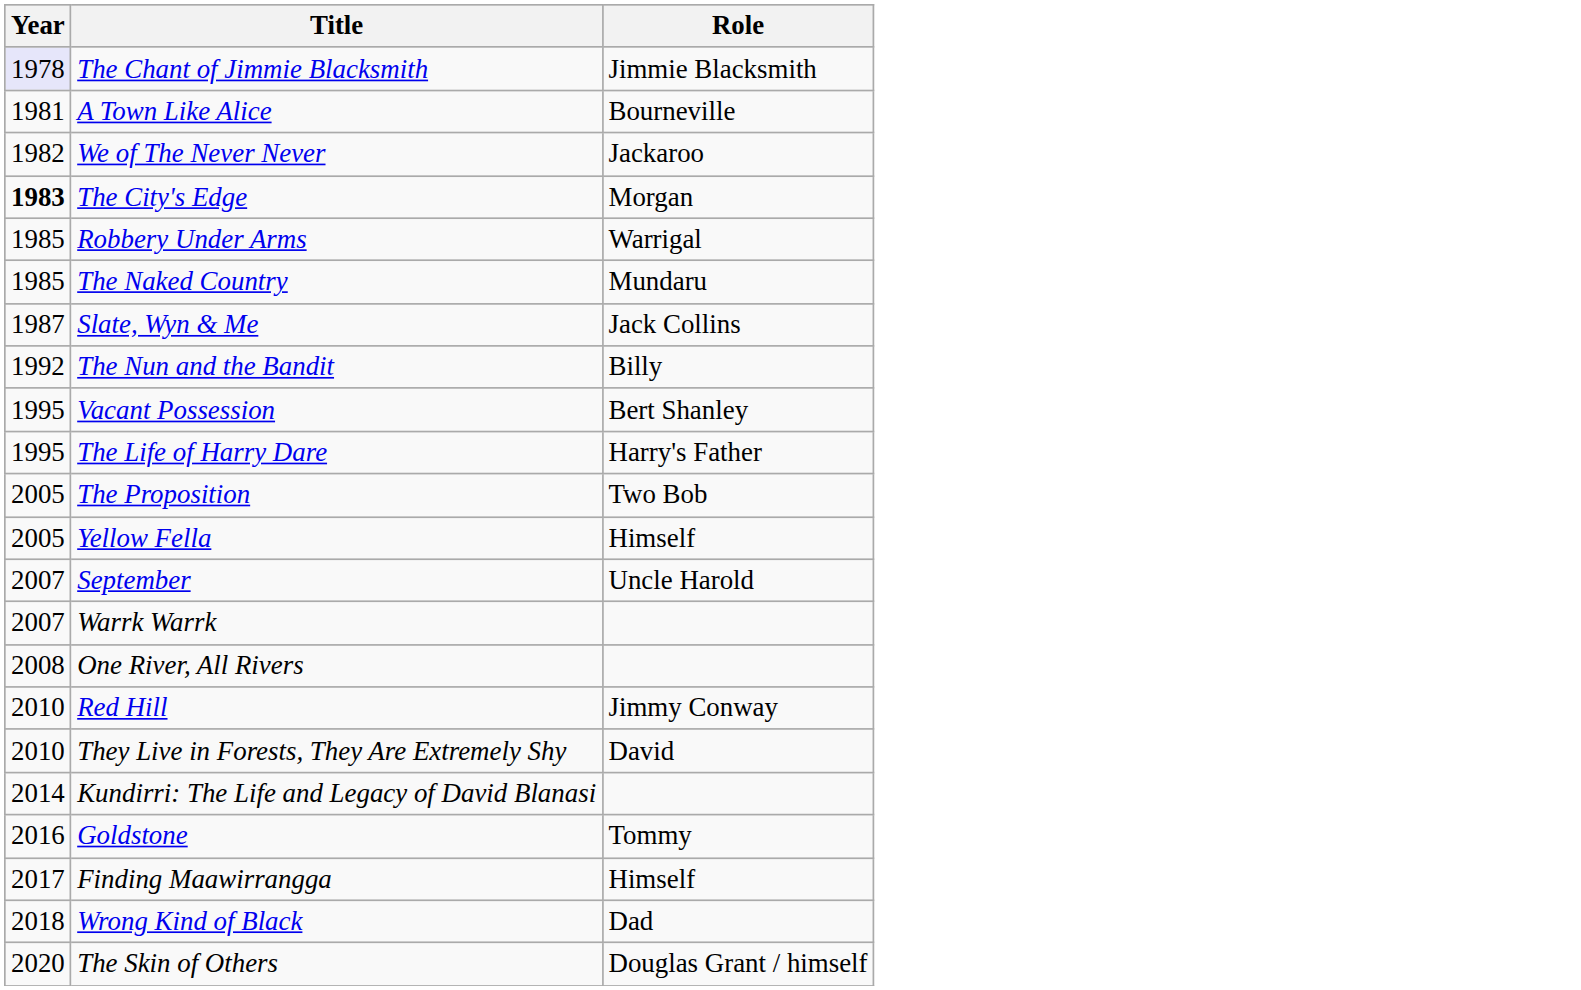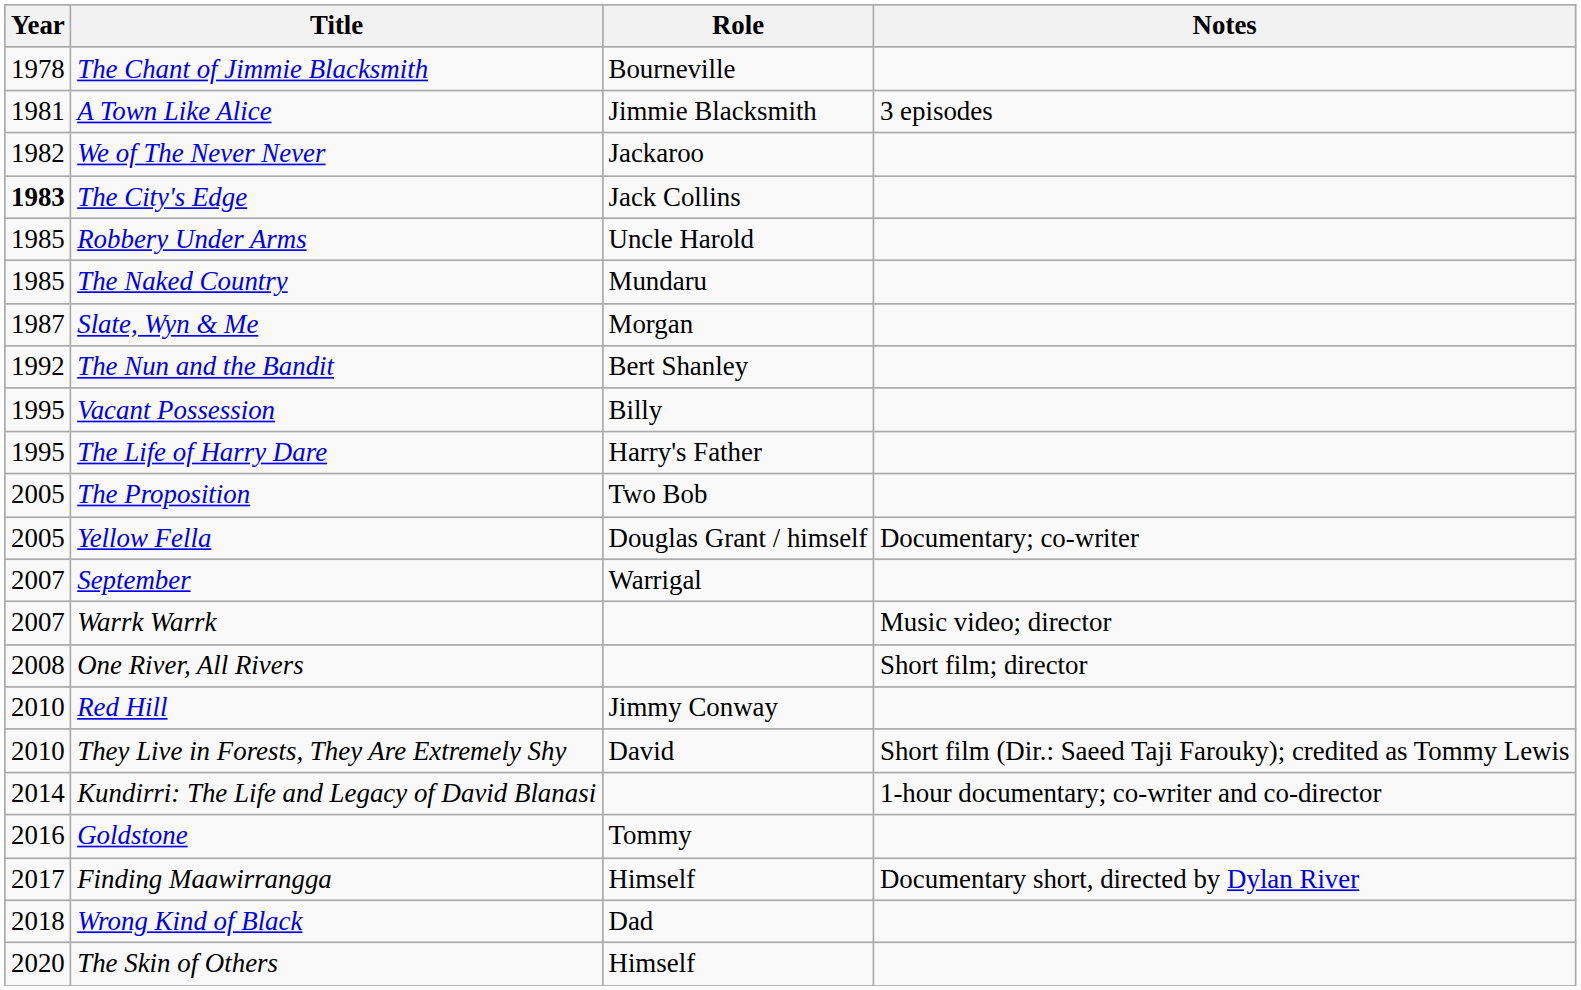+ column: (1225, 25)
(38, 68) lavender background -> (38, 68) no background
(713, 68) Jimmie Blacksmith -> (672, 68) Bourneville
(672, 111) Bourneville -> (713, 111) Jimmie Blacksmith
(651, 196) Morgan -> (675, 196) Jack Collins
(655, 238) Warrigal -> (681, 238) Uncle Harold
(675, 324) Jack Collins -> (651, 324) Morgan
(635, 366) Billy -> (678, 366) Bert Shanley
(678, 409) Bert Shanley -> (635, 409) Billy
(652, 537) Himself -> (738, 537) Douglas Grant / himself
(681, 580) Uncle Harold -> (655, 580) Warrigal
(738, 963) Douglas Grant / himself -> (652, 963) Himself
